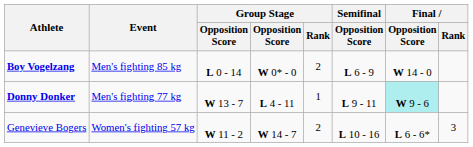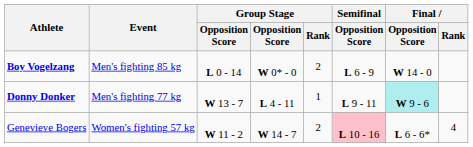(359, 134) no background -> (359, 134) pink background
(453, 127) 3 -> (453, 127) 4
